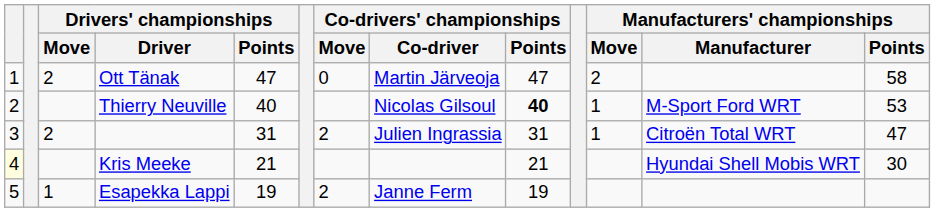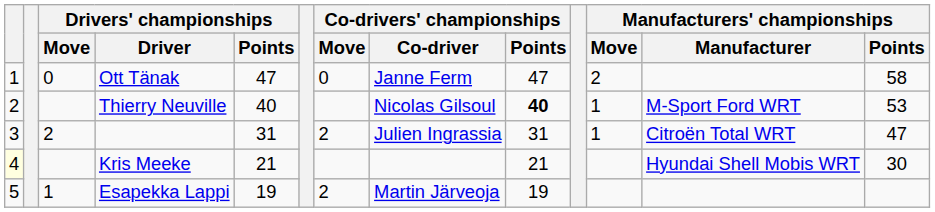(48, 77) 2 -> (48, 77) 0
(437, 77) Martin Järveoja -> (423, 77) Janne Ferm
(423, 192) Janne Ferm -> (437, 192) Martin Järveoja
